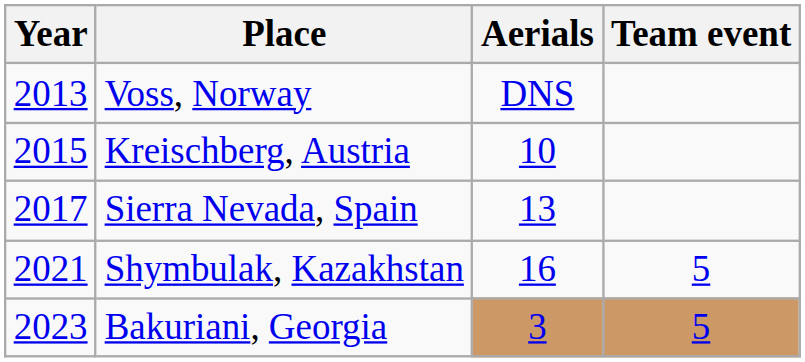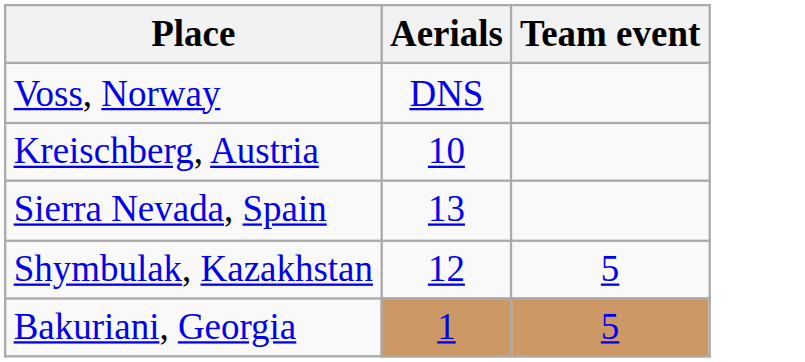- column: (51, 33)
(537, 268) 16 -> (446, 268) 12
(537, 326) 3 -> (446, 326) 1
